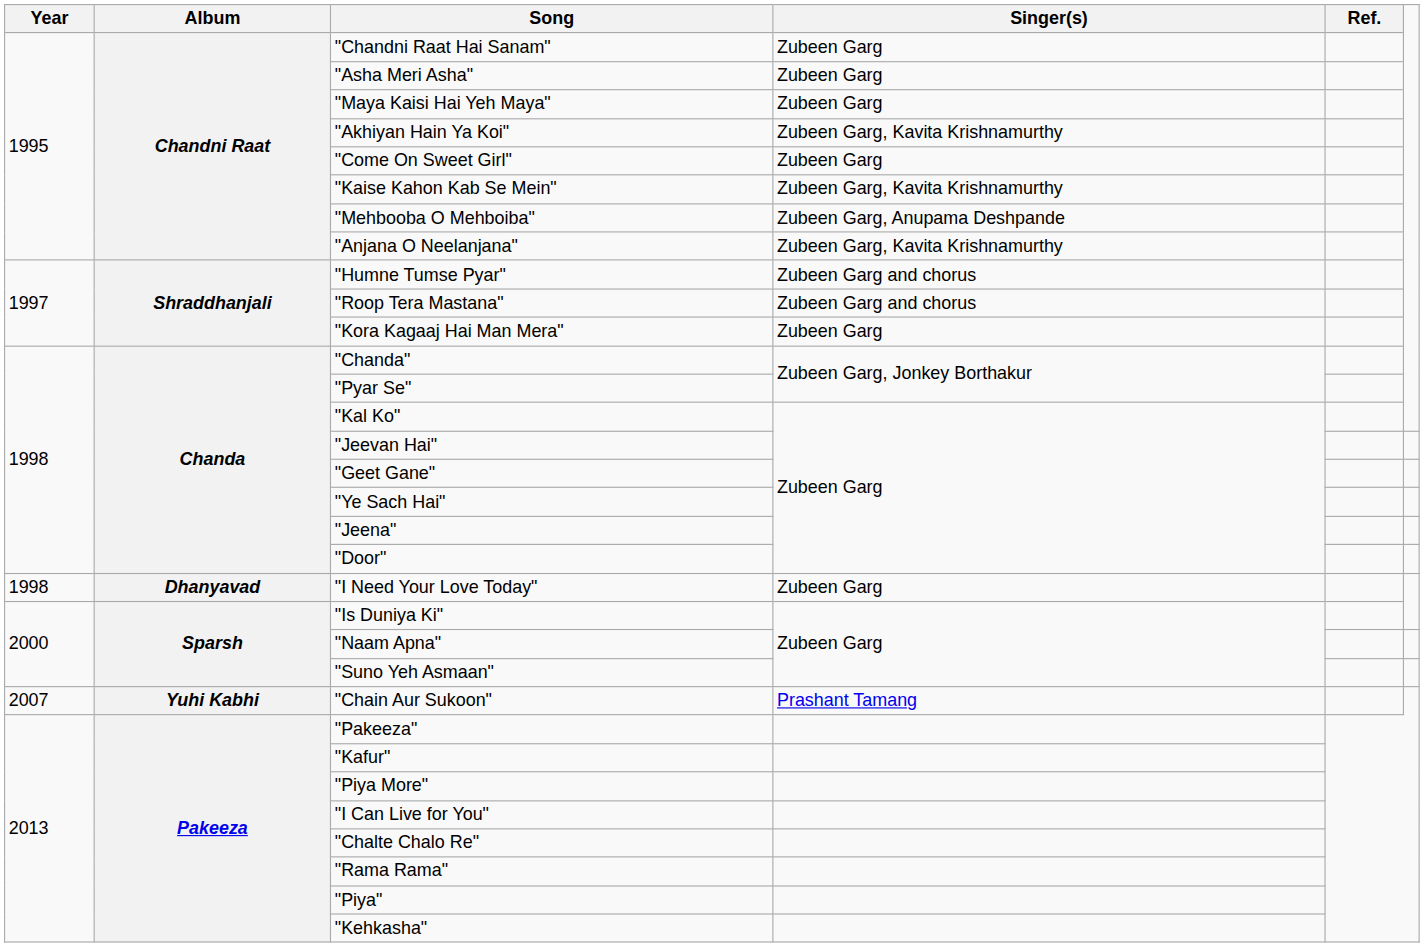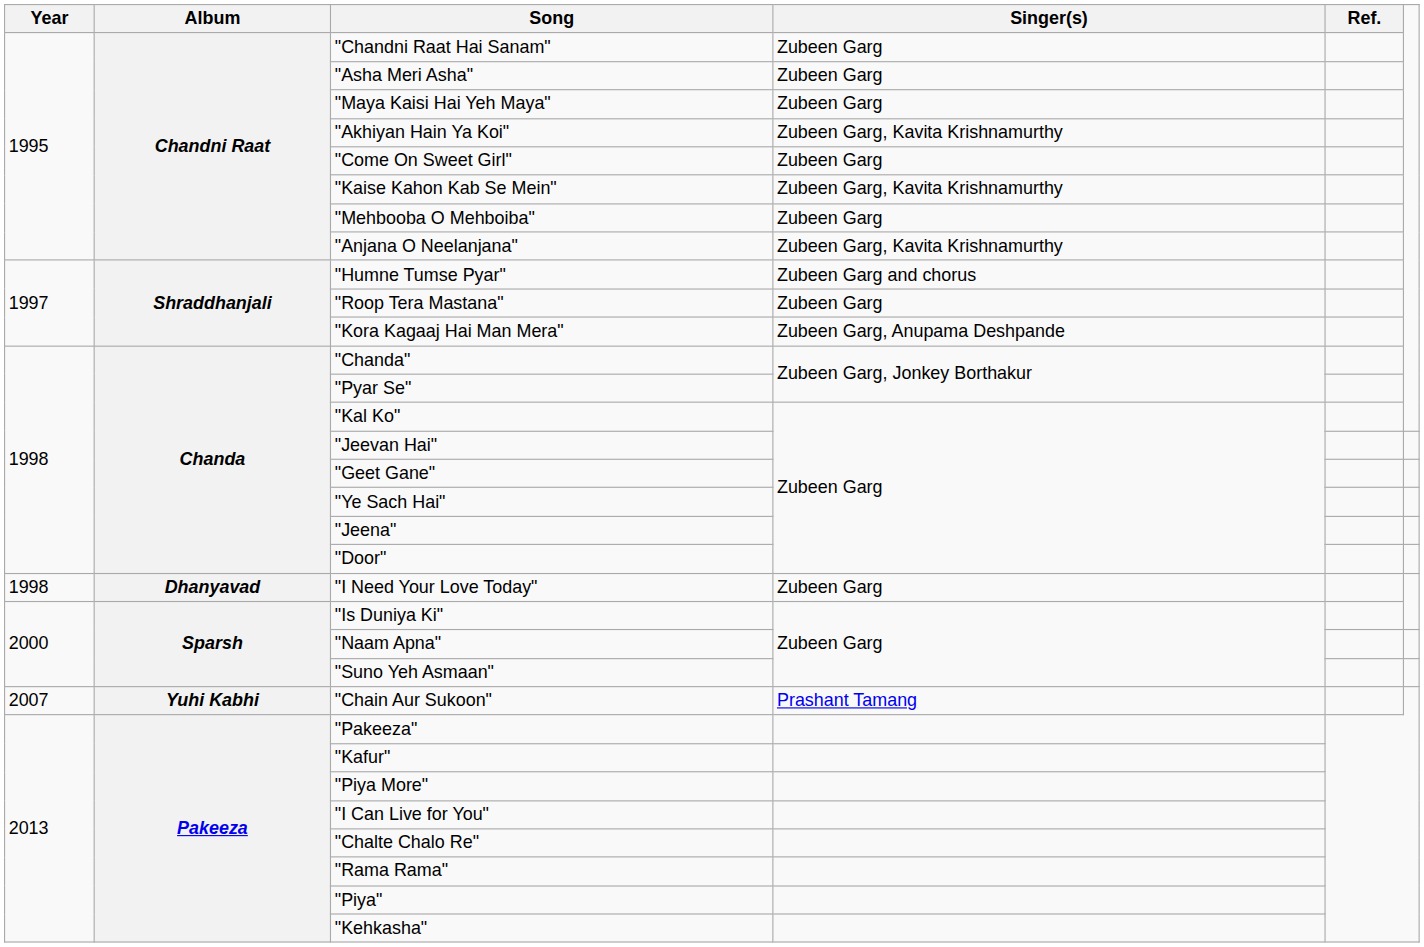(921, 217) Zubeen Garg, Anupama Deshpande -> (830, 217) Zubeen Garg
(877, 302) Zubeen Garg and chorus -> (830, 302) Zubeen Garg
(830, 331) Zubeen Garg -> (921, 331) Zubeen Garg, Anupama Deshpande
